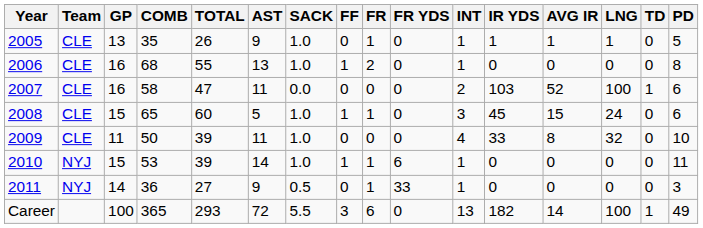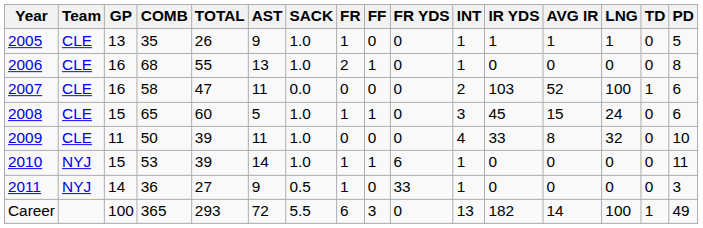columns swapped: (349, 16) <-> (376, 16)
